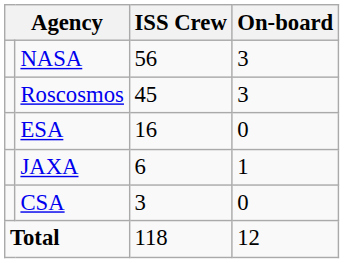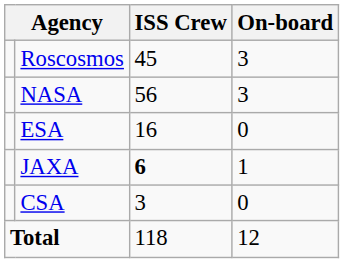rows swapped: (51, 58) <-> (72, 94)
(140, 166) normal -> (140, 166) bold
